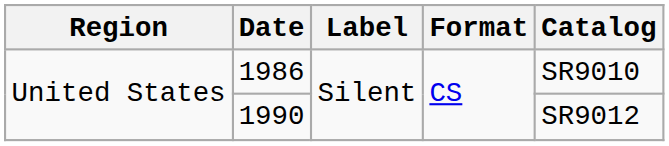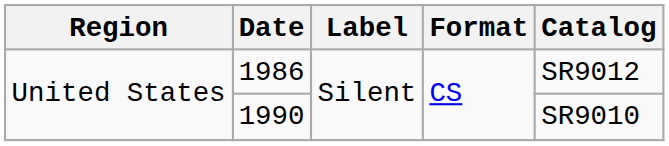(591, 72) SR9010 -> (591, 72) SR9012
(591, 117) SR9012 -> (591, 117) SR9010
